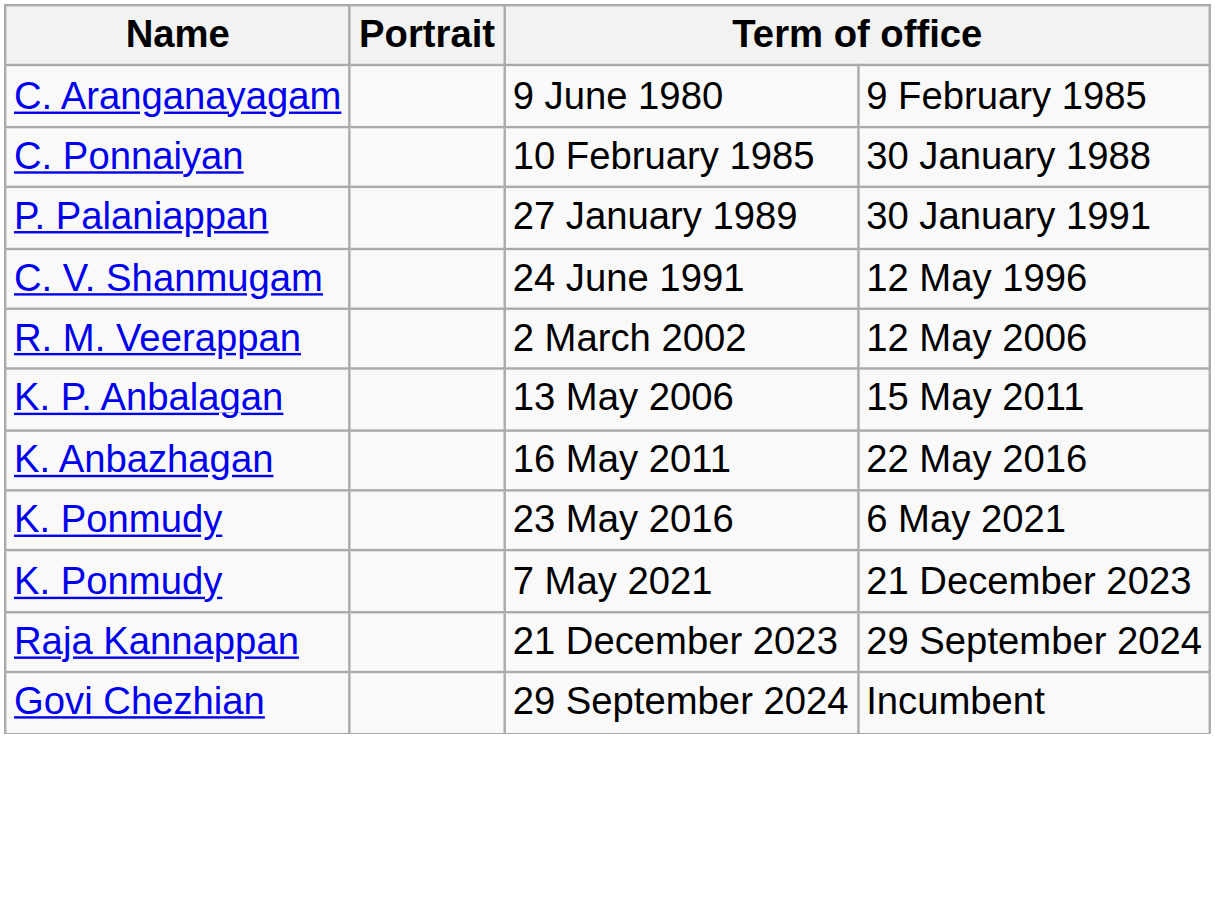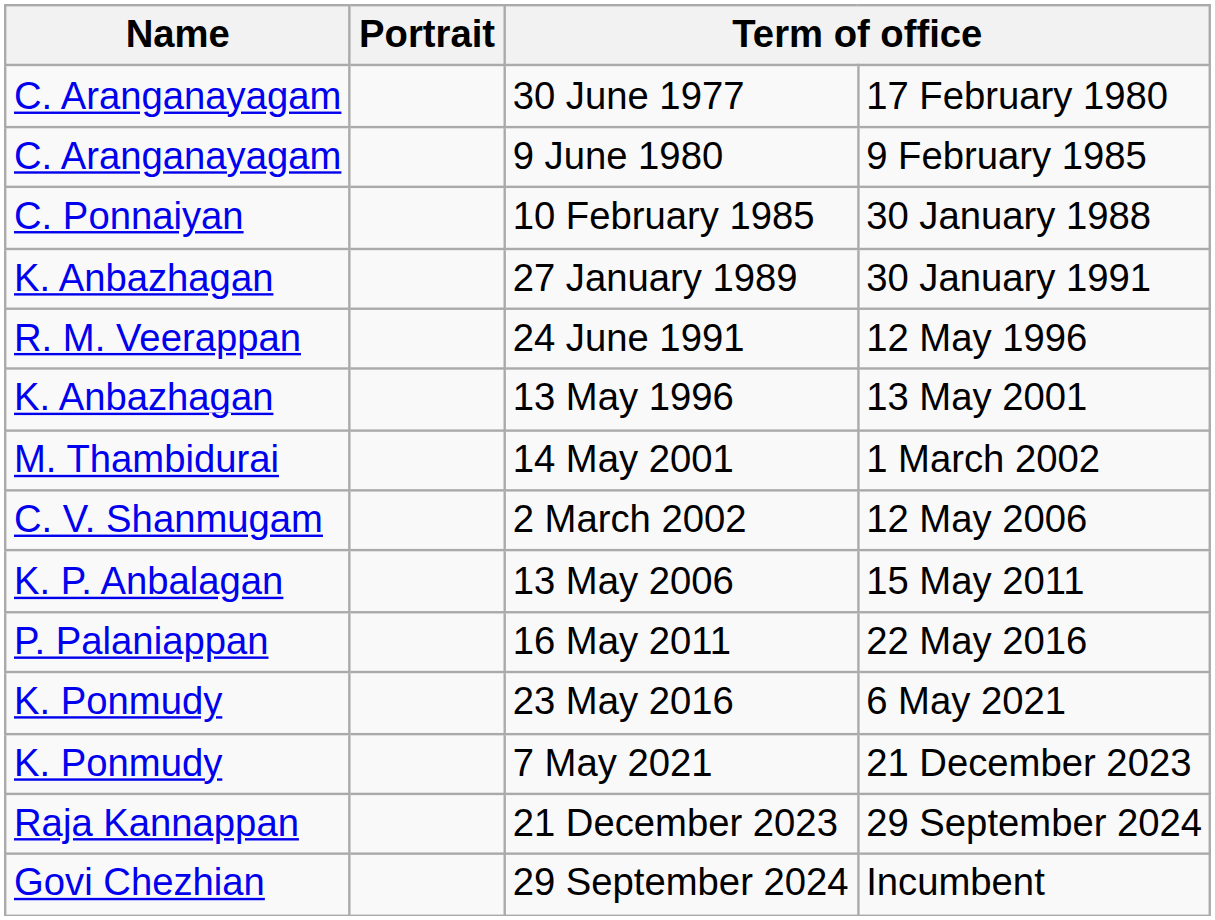+ row: (629, 95)
(141, 216) P. Palaniappan -> (144, 277) K. Anbazhagan
(168, 277) C. V. Shanmugam -> (158, 338) R. M. Veerappan
+ row: (623, 398)
+ row: (623, 459)
(158, 338) R. M. Veerappan -> (168, 519) C. V. Shanmugam
(144, 459) K. Anbazhagan -> (141, 641) P. Palaniappan
